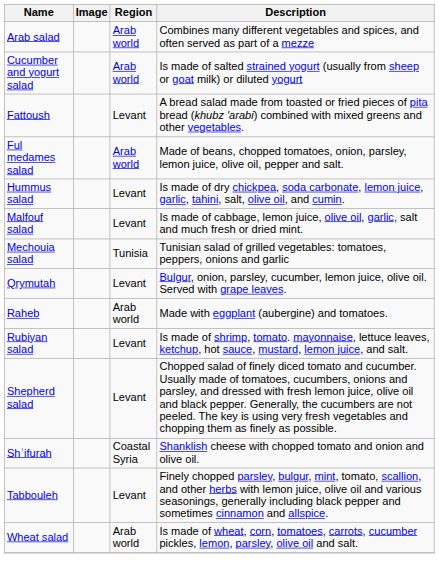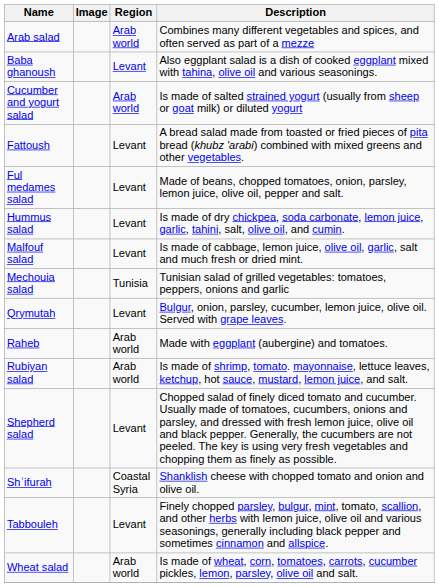+ row: (31, 66)
(126, 157) Arab world -> (129, 187) Levant
(129, 343) Levant -> (126, 373) Arab world
